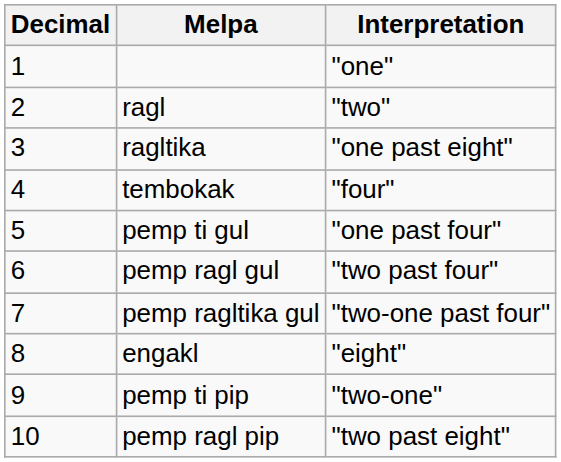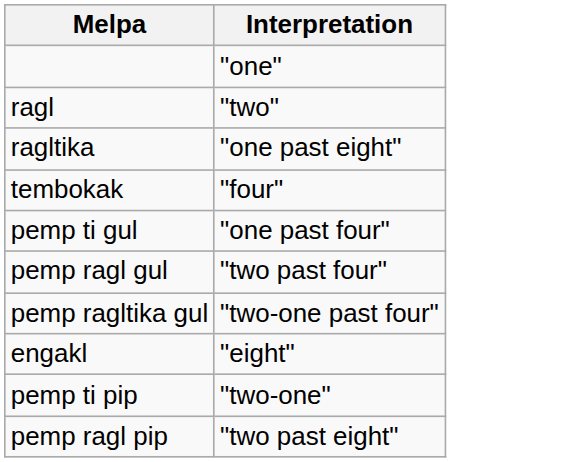- column: (60, 25)
